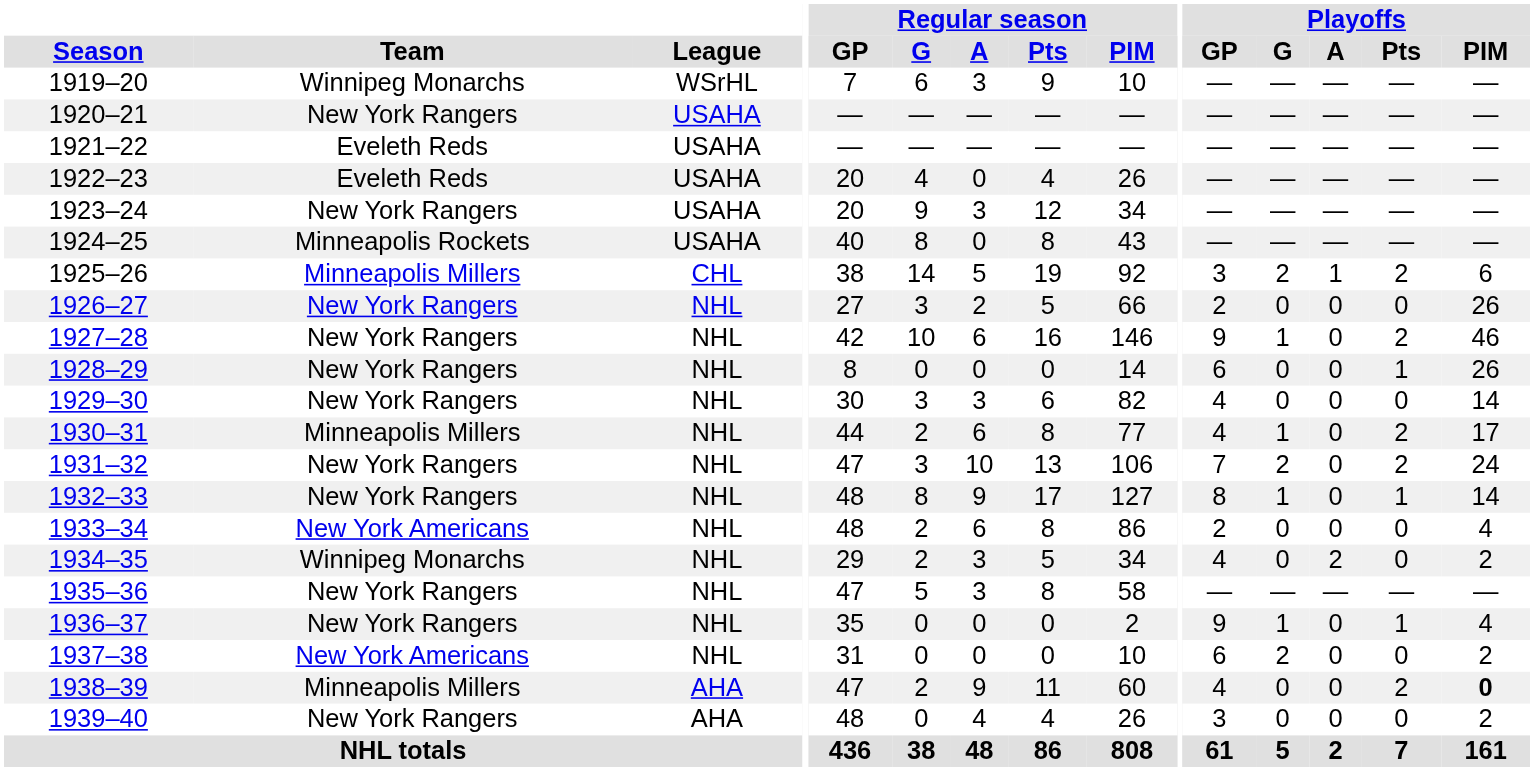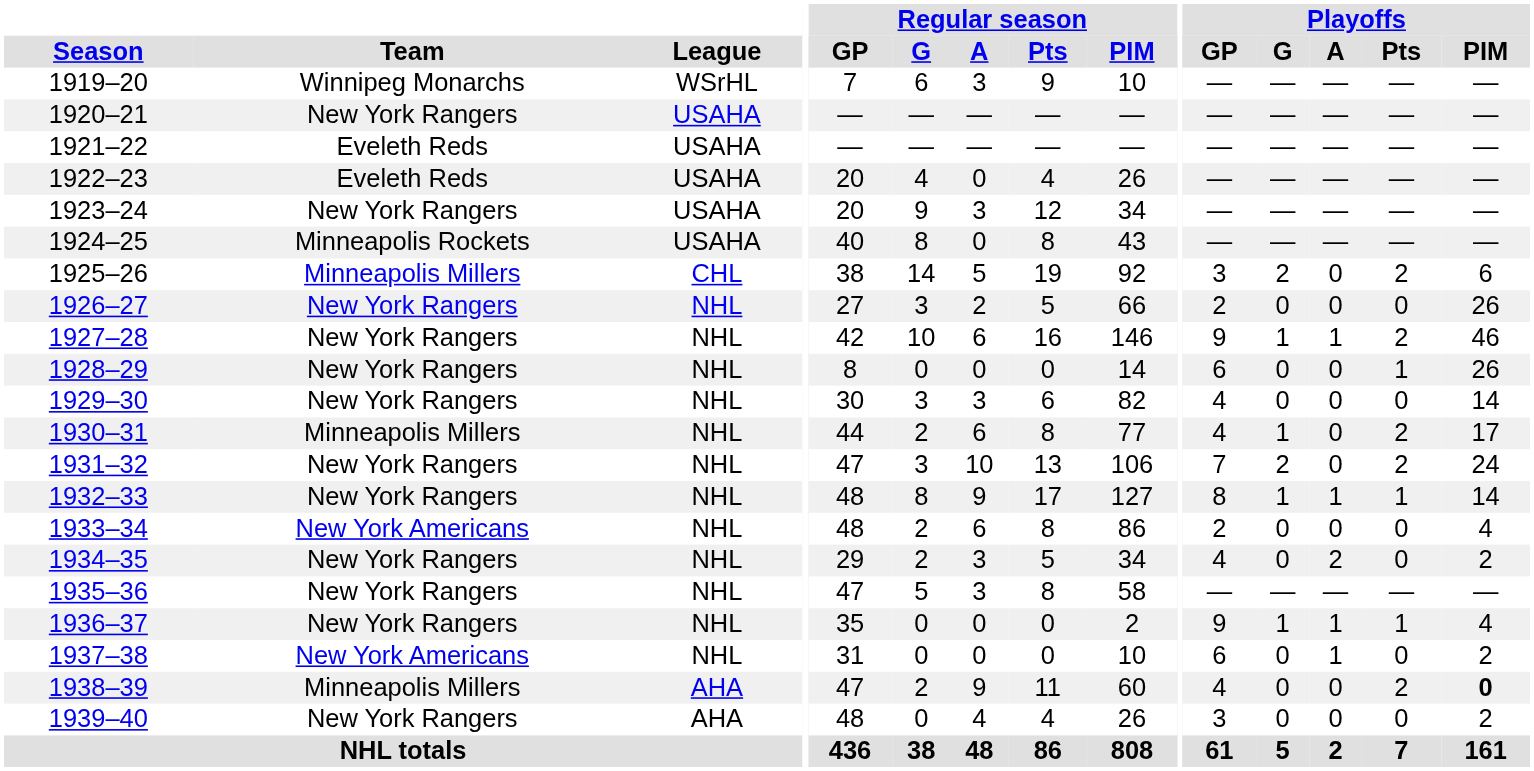(1335, 274) 1 -> (1335, 274) 0
(1335, 337) 0 -> (1335, 337) 1
(1335, 496) 0 -> (1335, 496) 1
(412, 560) Winnipeg Monarchs -> (412, 560) New York Rangers
(1335, 623) 0 -> (1335, 623) 1
(1283, 655) 2 -> (1283, 655) 0
(1335, 655) 0 -> (1335, 655) 1
